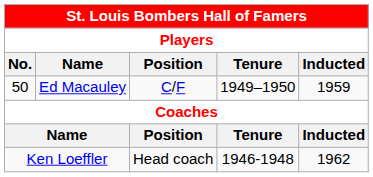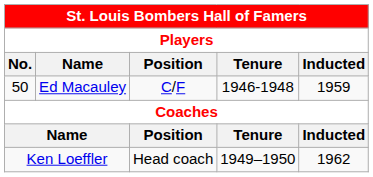(258, 87) 1949–1950 -> (258, 87) 1946-1948
(258, 159) 1946-1948 -> (258, 159) 1949–1950
